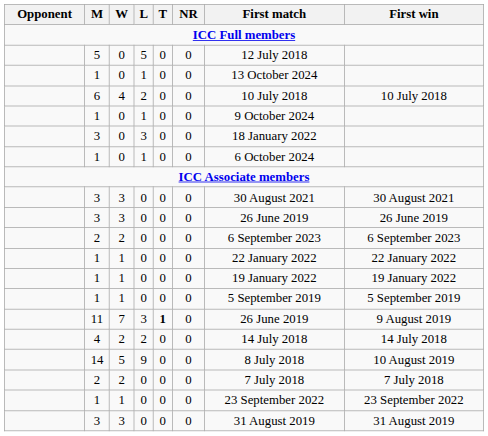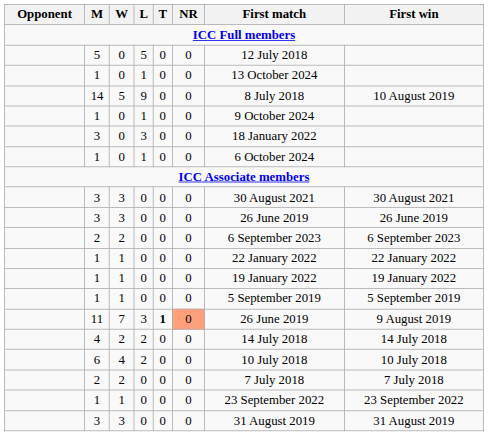rows swapped: (97, 359) <-> (97, 95)
(188, 319) no background -> (188, 319) lightsalmon background
